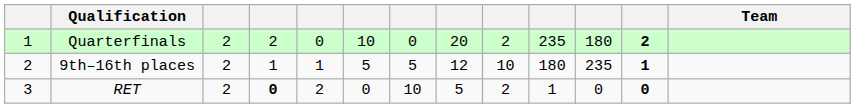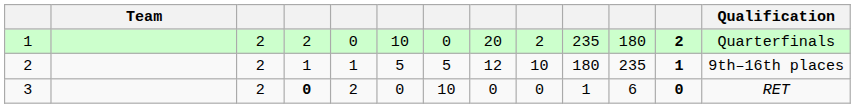columns swapped: (759, 17) <-> (127, 17)
(459, 91) 5 -> (493, 91) 0
(506, 91) 2 -> (539, 91) 0
(599, 91) 0 -> (632, 91) 6
